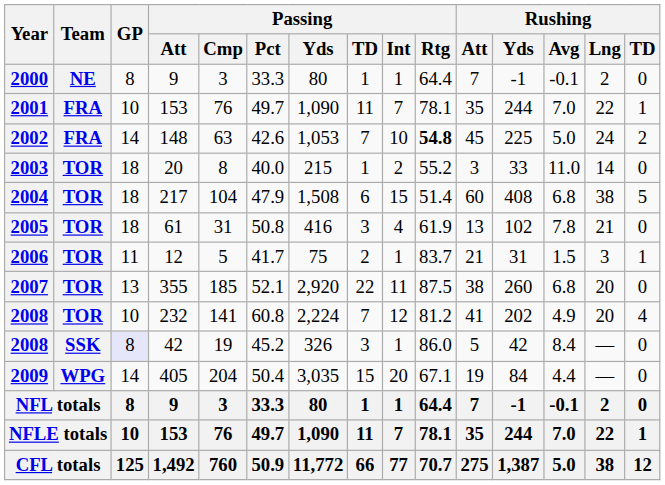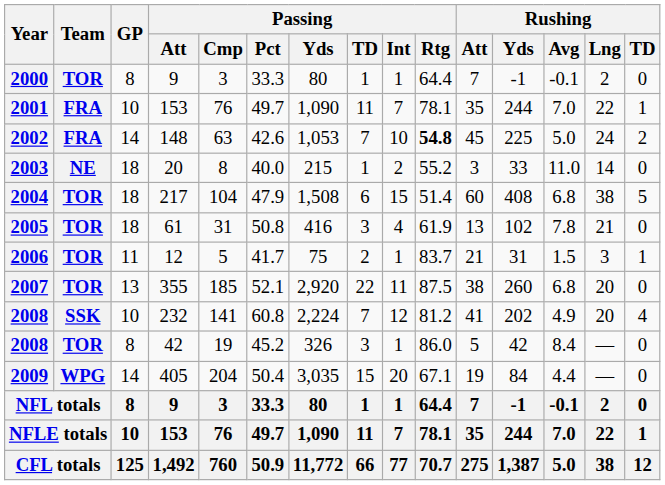(83, 78) NE -> (83, 78) TOR
(83, 167) TOR -> (83, 167) NE
(83, 316) TOR -> (83, 316) SSK
(83, 345) SSK -> (83, 345) TOR
(130, 345) lavender background -> (130, 345) no background
